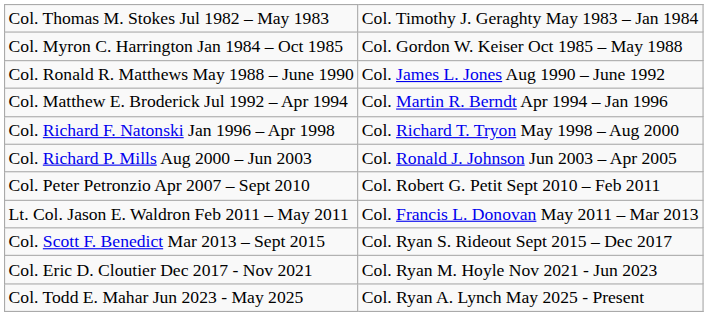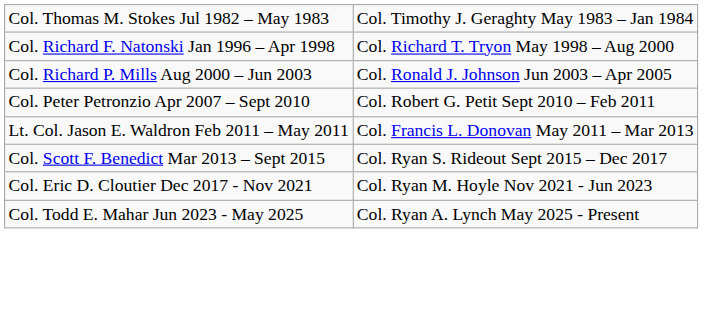- row: (176, 46)
- row: (181, 74)
- row: (178, 102)
